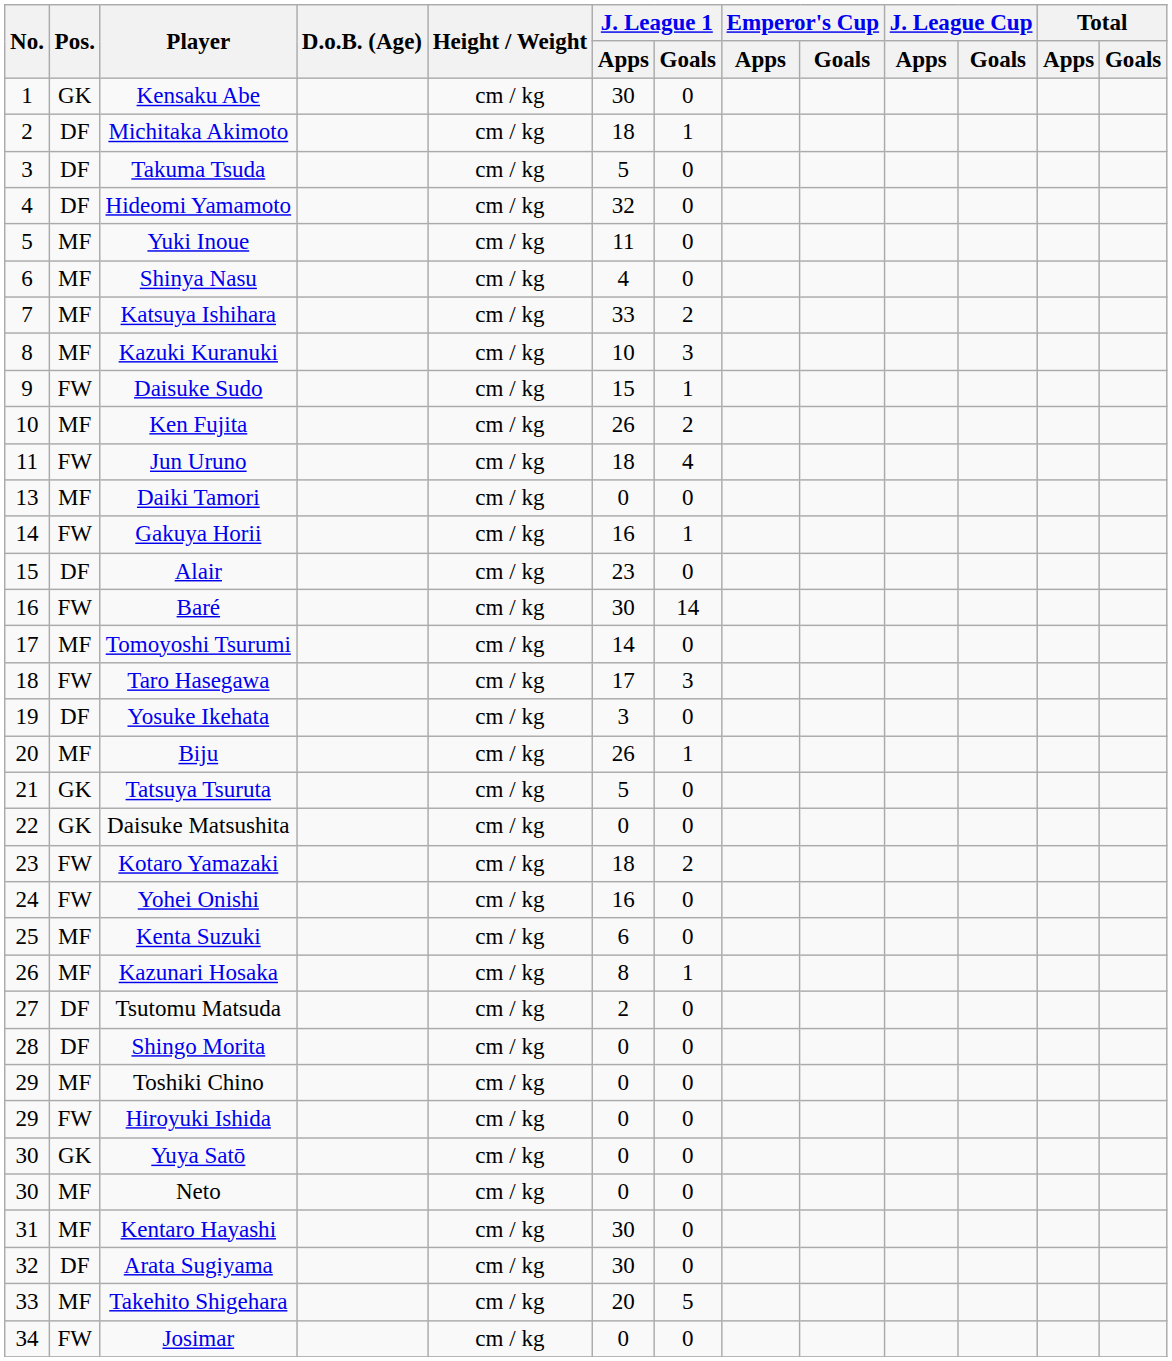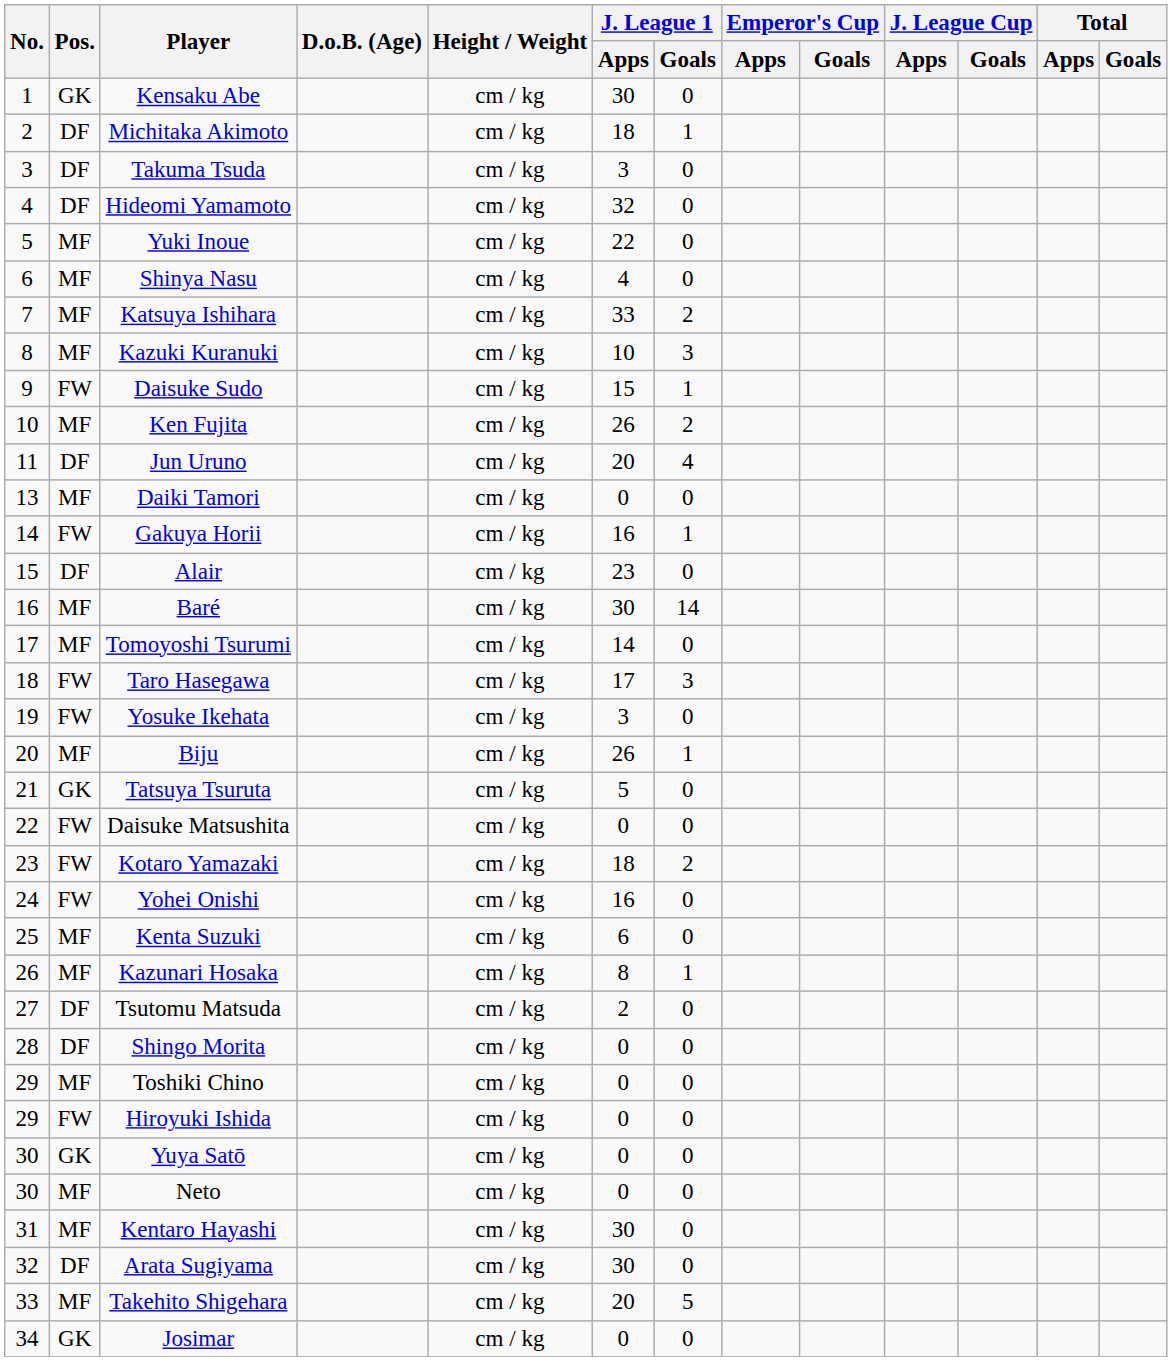(623, 168) 5 -> (623, 168) 3
(623, 242) 11 -> (623, 242) 22
(75, 461) FW -> (75, 461) DF
(623, 461) 18 -> (623, 461) 20
(75, 607) FW -> (75, 607) MF
(75, 717) DF -> (75, 717) FW
(75, 826) GK -> (75, 826) FW
(75, 1338) FW -> (75, 1338) GK
